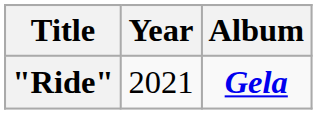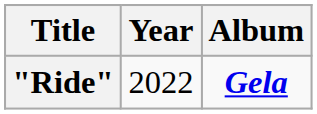(161, 81) 2021 -> (161, 81) 2022
